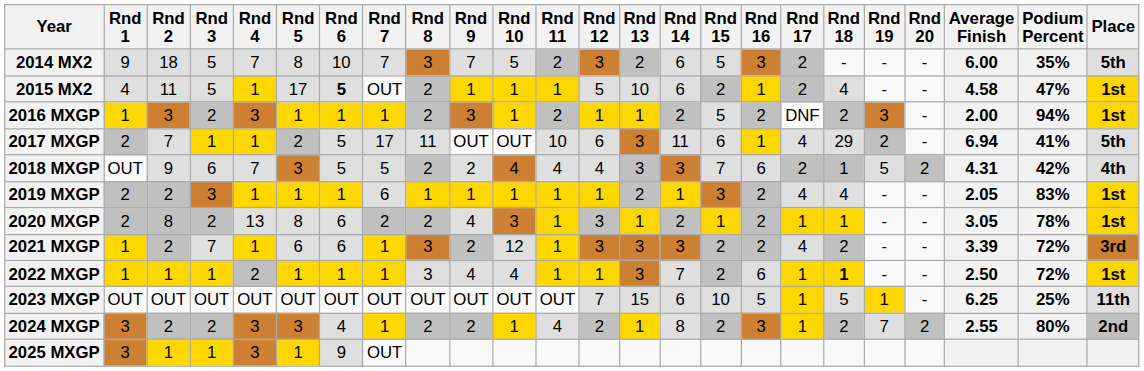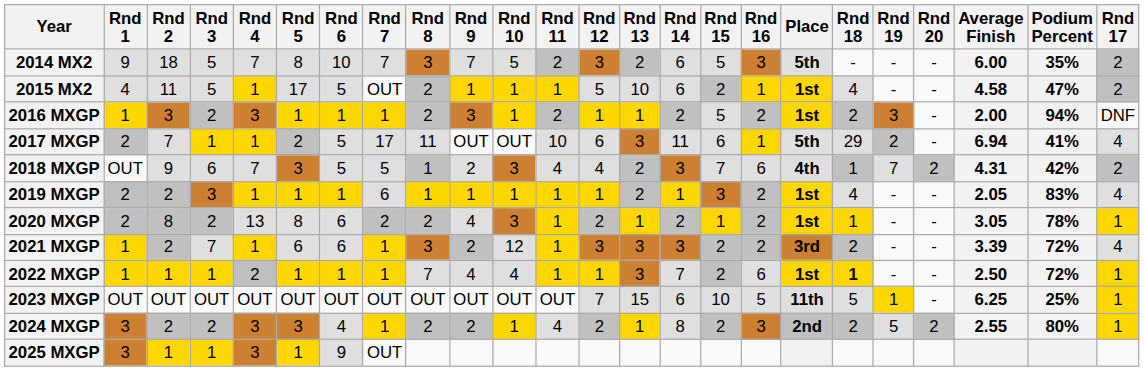columns swapped: (802, 27) <-> (1113, 27)
(341, 89) bold -> (341, 89) normal
(428, 168) 2 -> (428, 168) 1
(514, 168) 4 -> (514, 168) 3
(640, 168) 3 -> (640, 168) 2
(884, 168) 5 -> (894, 168) 7
(599, 220) 3 -> (599, 220) 2
(428, 273) 3 -> (428, 273) 7
(884, 326) 7 -> (894, 326) 5
